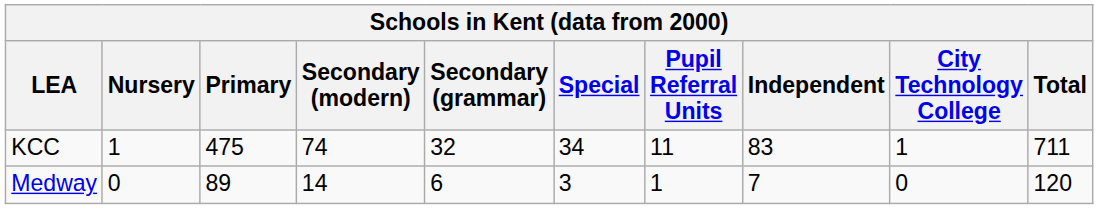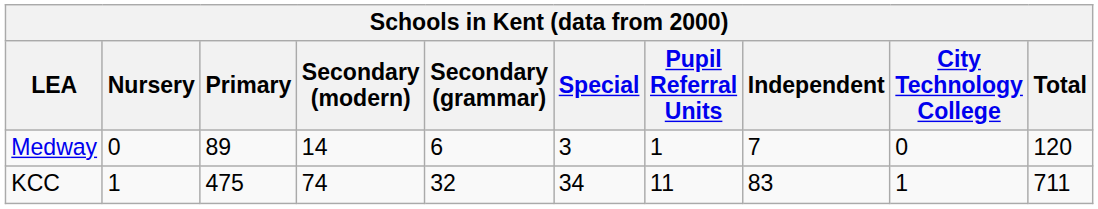rows swapped: (36, 147) <-> (54, 184)
